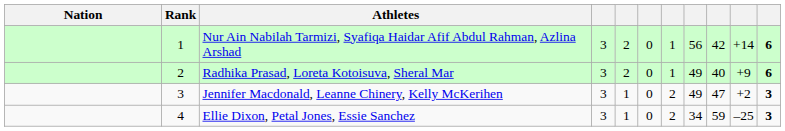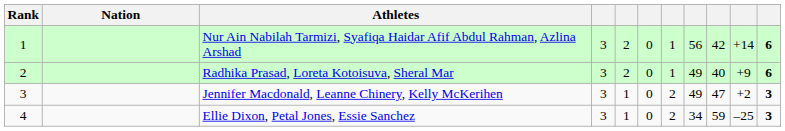columns swapped: (181, 15) <-> (83, 15)
